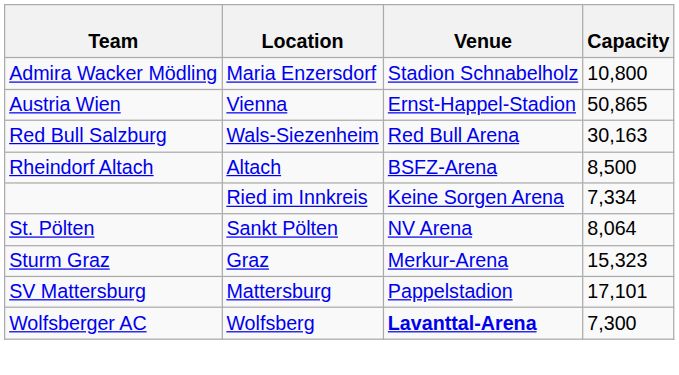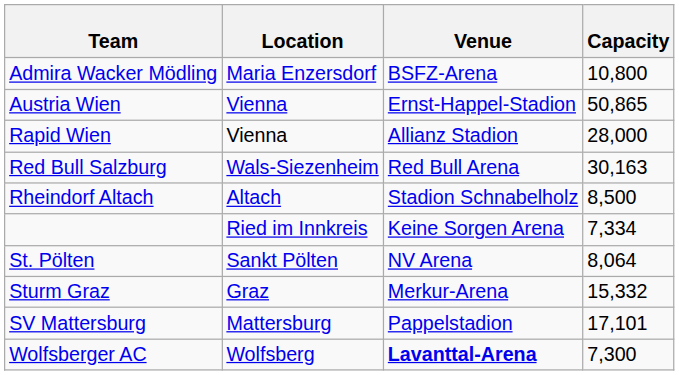(483, 73) Stadion Schnabelholz -> (443, 73) BSFZ-Arena
+ row: (60, 135)
(443, 167) BSFZ-Arena -> (483, 198) Stadion Schnabelholz
(617, 260) 15,323 -> (617, 291) 15,332
